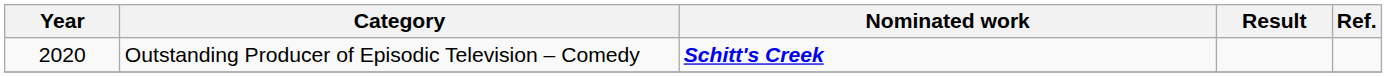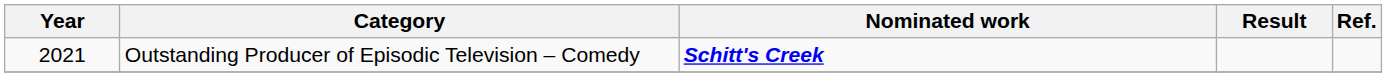(62, 54) 2020 -> (62, 54) 2021
